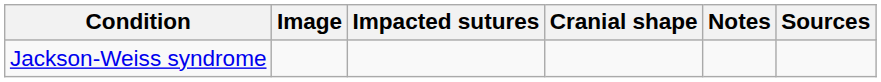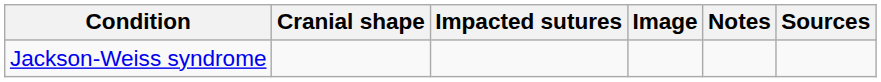columns swapped: (310, 22) <-> (624, 22)
